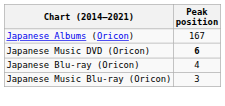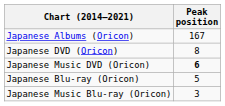+ row: (62, 51)
(197, 65) 4 -> (197, 79) 5
